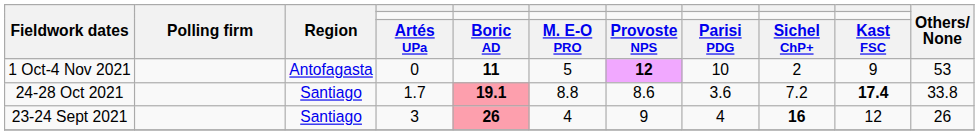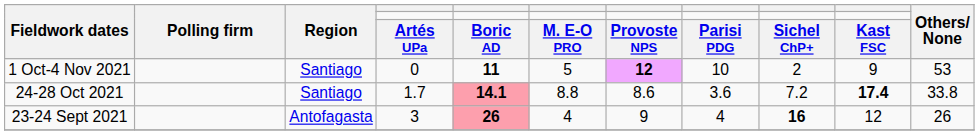(331, 70) Antofagasta -> (331, 70) Santiago
(491, 93) 19.1 -> (491, 93) 14.1
(331, 117) Santiago -> (331, 117) Antofagasta
